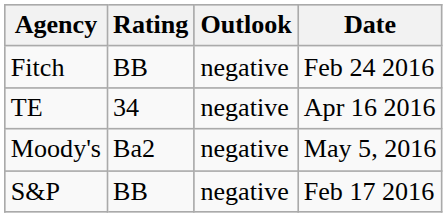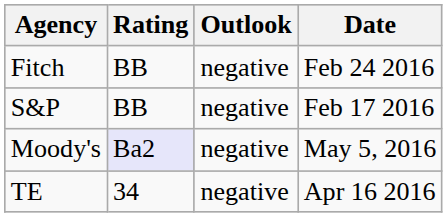rows swapped: (27, 107) <-> (35, 190)
(134, 149) no background -> (134, 149) lavender background
